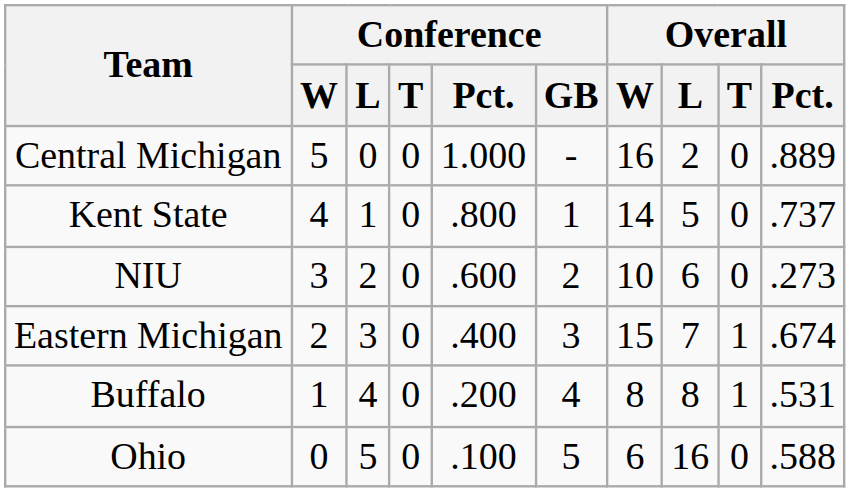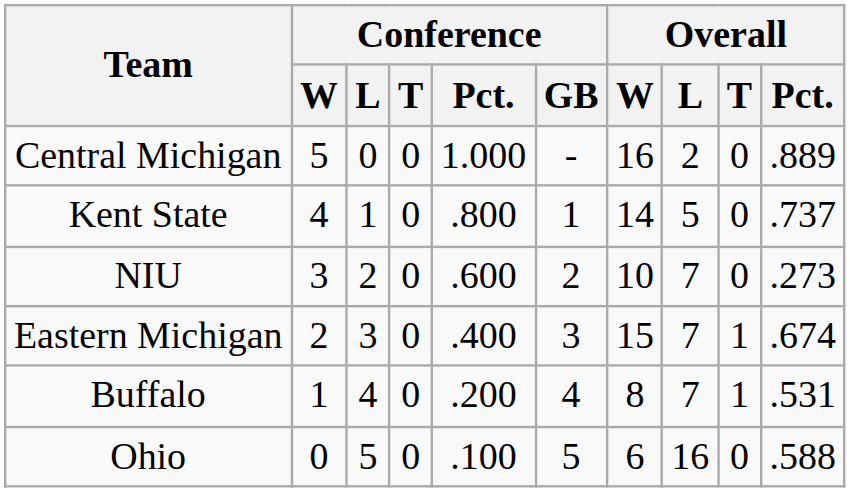(690, 275) 6 -> (690, 275) 7
(690, 395) 8 -> (690, 395) 7
